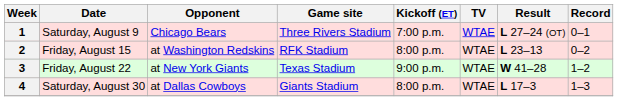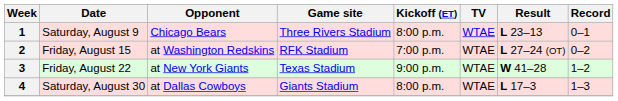(420, 31) 7:00 p.m. -> (420, 31) 8:00 p.m.
(533, 31) L 27–24 (OT) -> (521, 31) L 23–13
(420, 50) 8:00 p.m. -> (420, 50) 7:00 p.m.
(521, 50) L 23–13 -> (533, 50) L 27–24 (OT)
